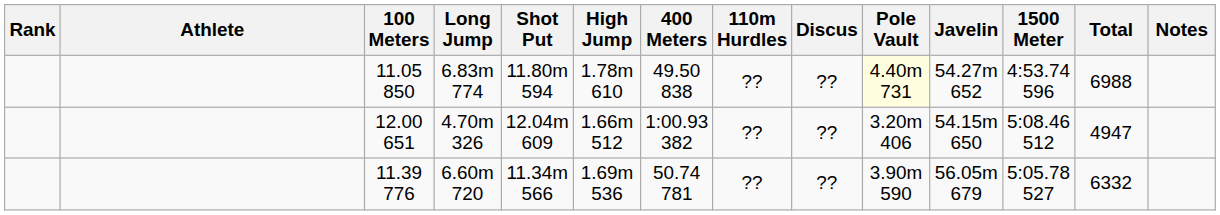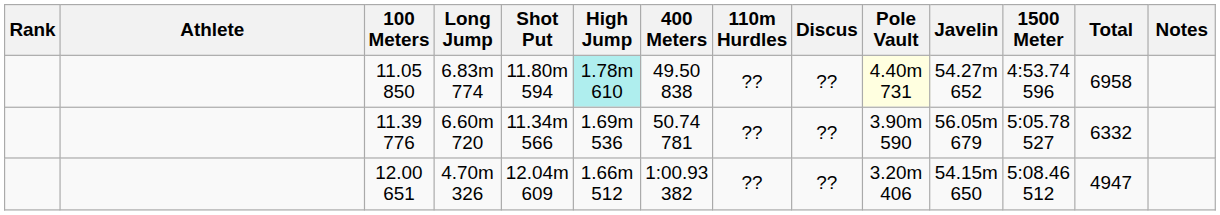(607, 81) no background -> (607, 81) paleturquoise background
(1111, 81) 6988 -> (1111, 81) 6958
rows swapped: (399, 183) <-> (399, 132)
